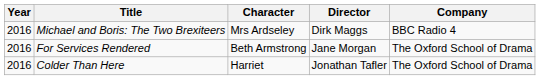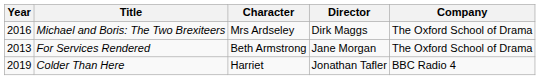(424, 30) BBC Radio 4 -> (462, 30) The Oxford School of Drama
(19, 48) 2016 -> (19, 48) 2013
(19, 65) 2016 -> (19, 65) 2019
(462, 65) The Oxford School of Drama -> (424, 65) BBC Radio 4
